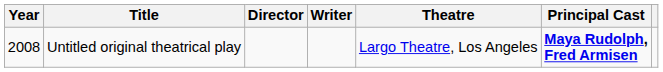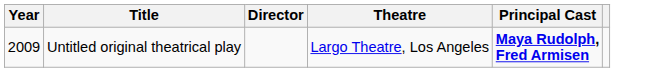- column: (331, 16)
(24, 47) 2008 -> (24, 47) 2009
